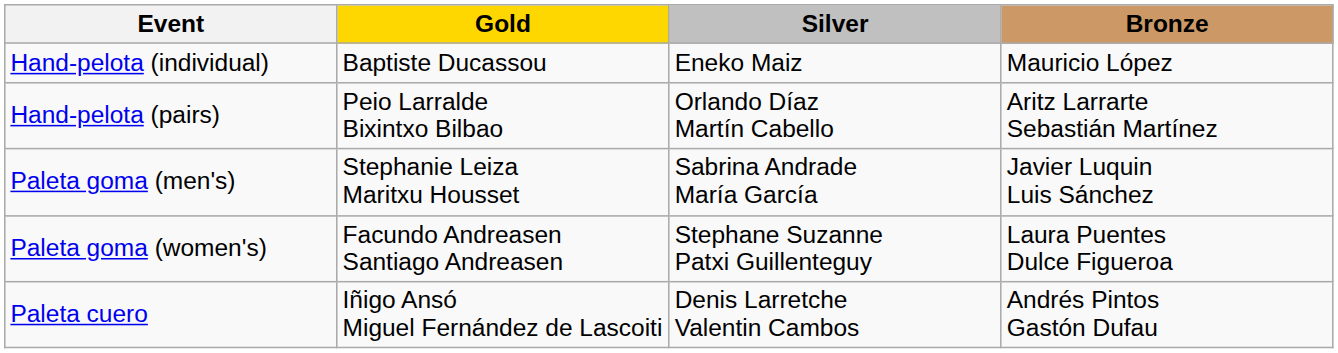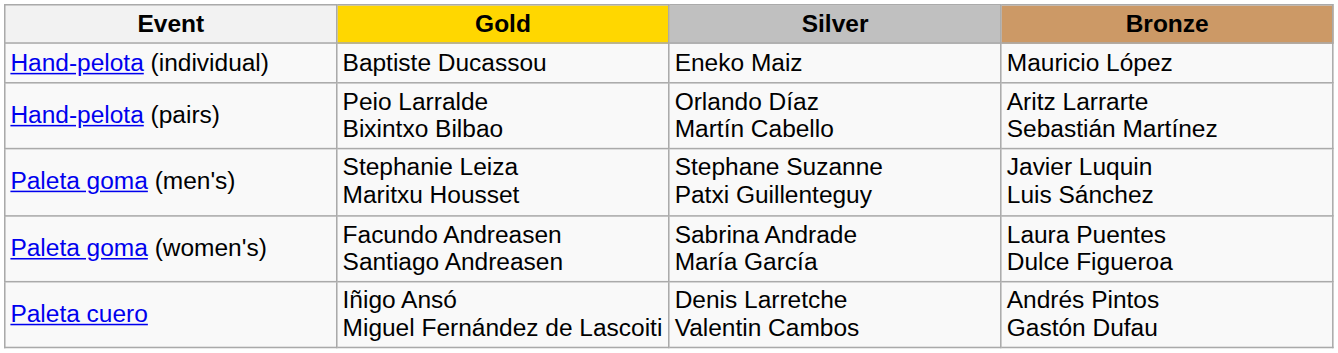(766, 181) Sabrina Andrade María García -> (779, 181) Stephane Suzanne Patxi Guillenteguy
(779, 248) Stephane Suzanne Patxi Guillenteguy -> (766, 248) Sabrina Andrade María García
